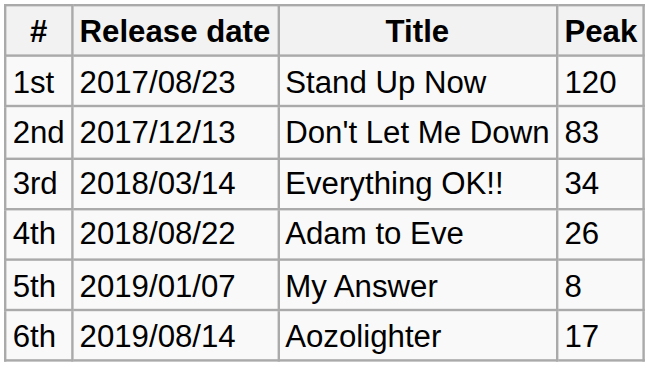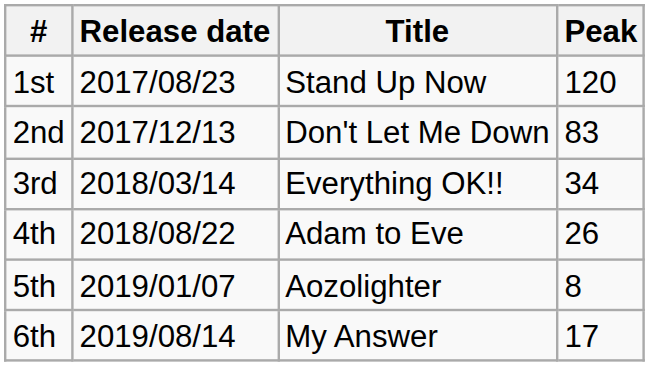(362, 285) My Answer -> (363, 285) Aozolighter
(363, 336) Aozolighter -> (362, 336) My Answer
